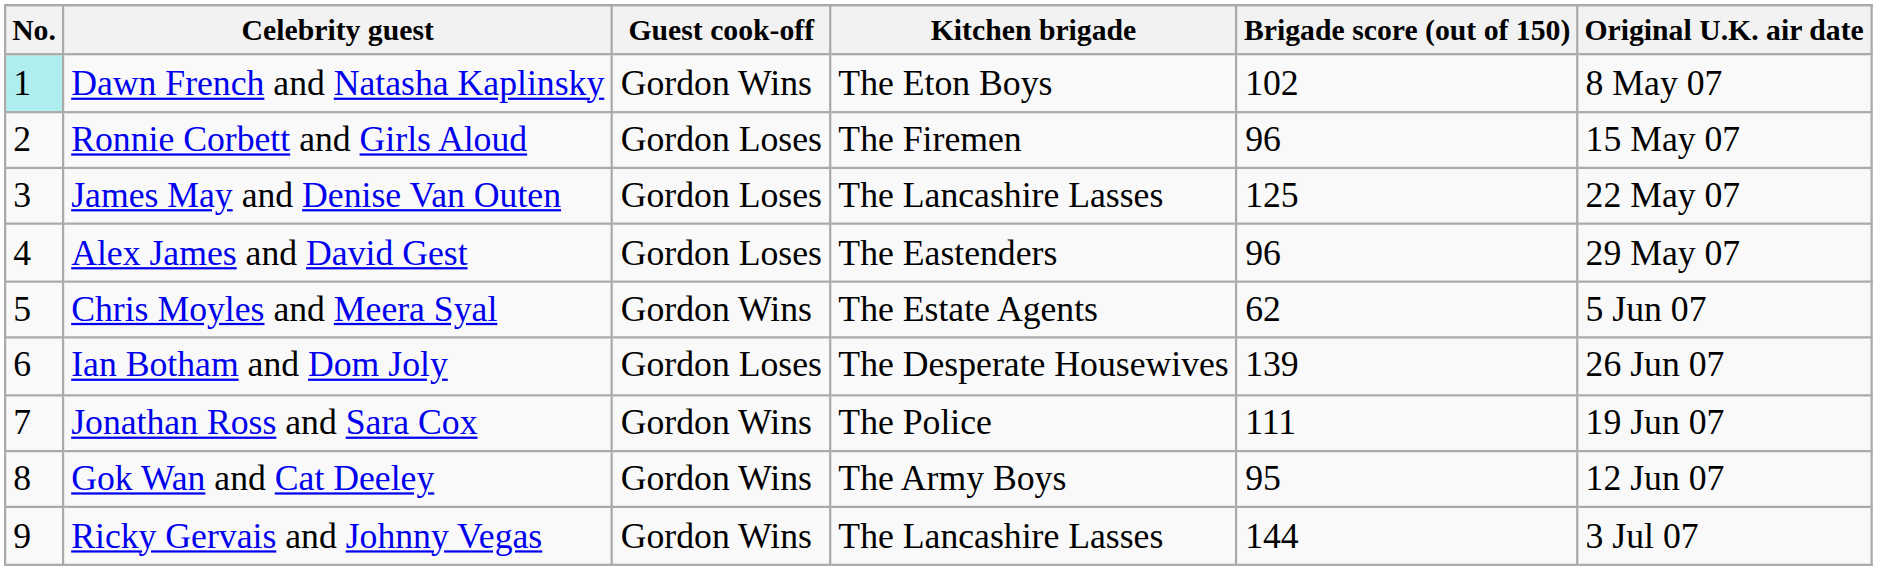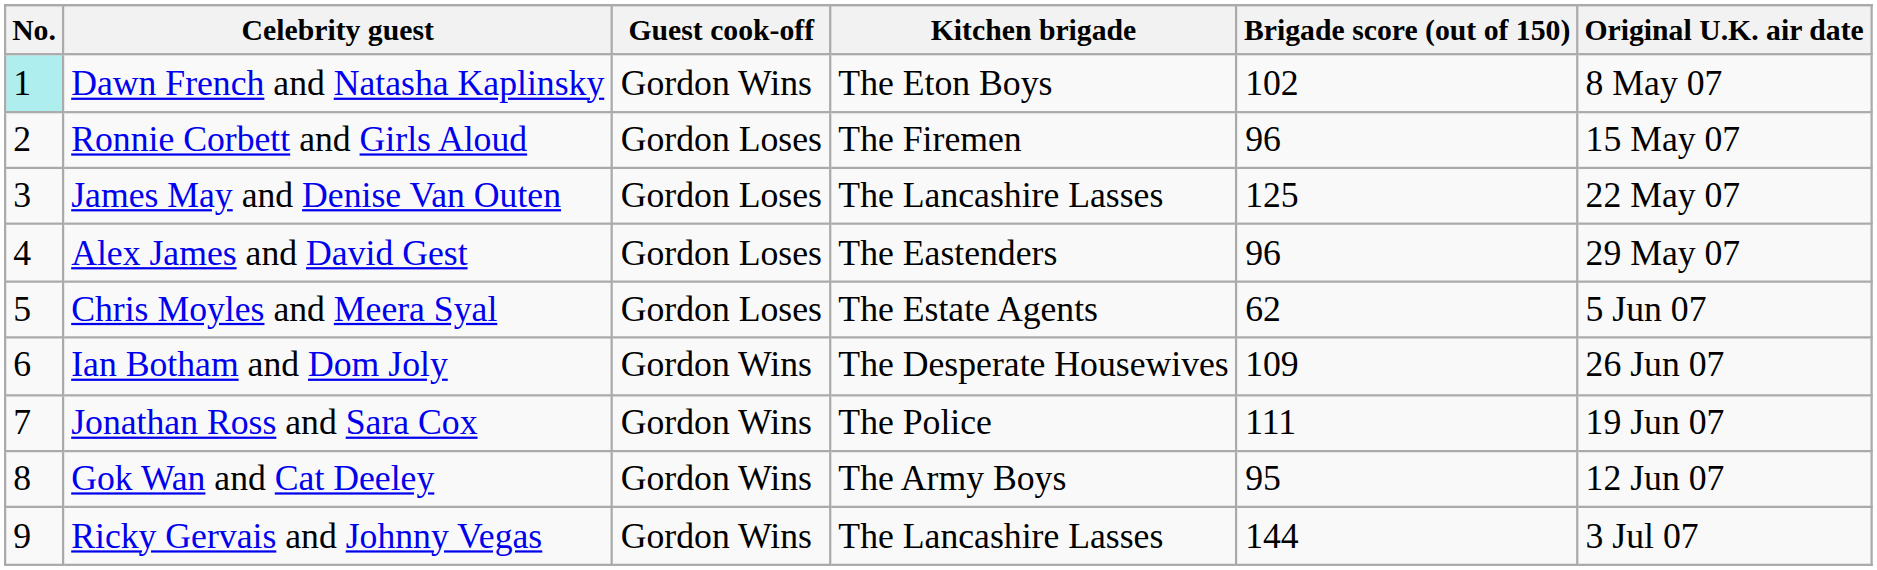(716, 308) Gordon Wins -> (721, 308) Gordon Loses
(721, 365) Gordon Loses -> (716, 365) Gordon Wins
(1272, 365) 139 -> (1272, 365) 109
